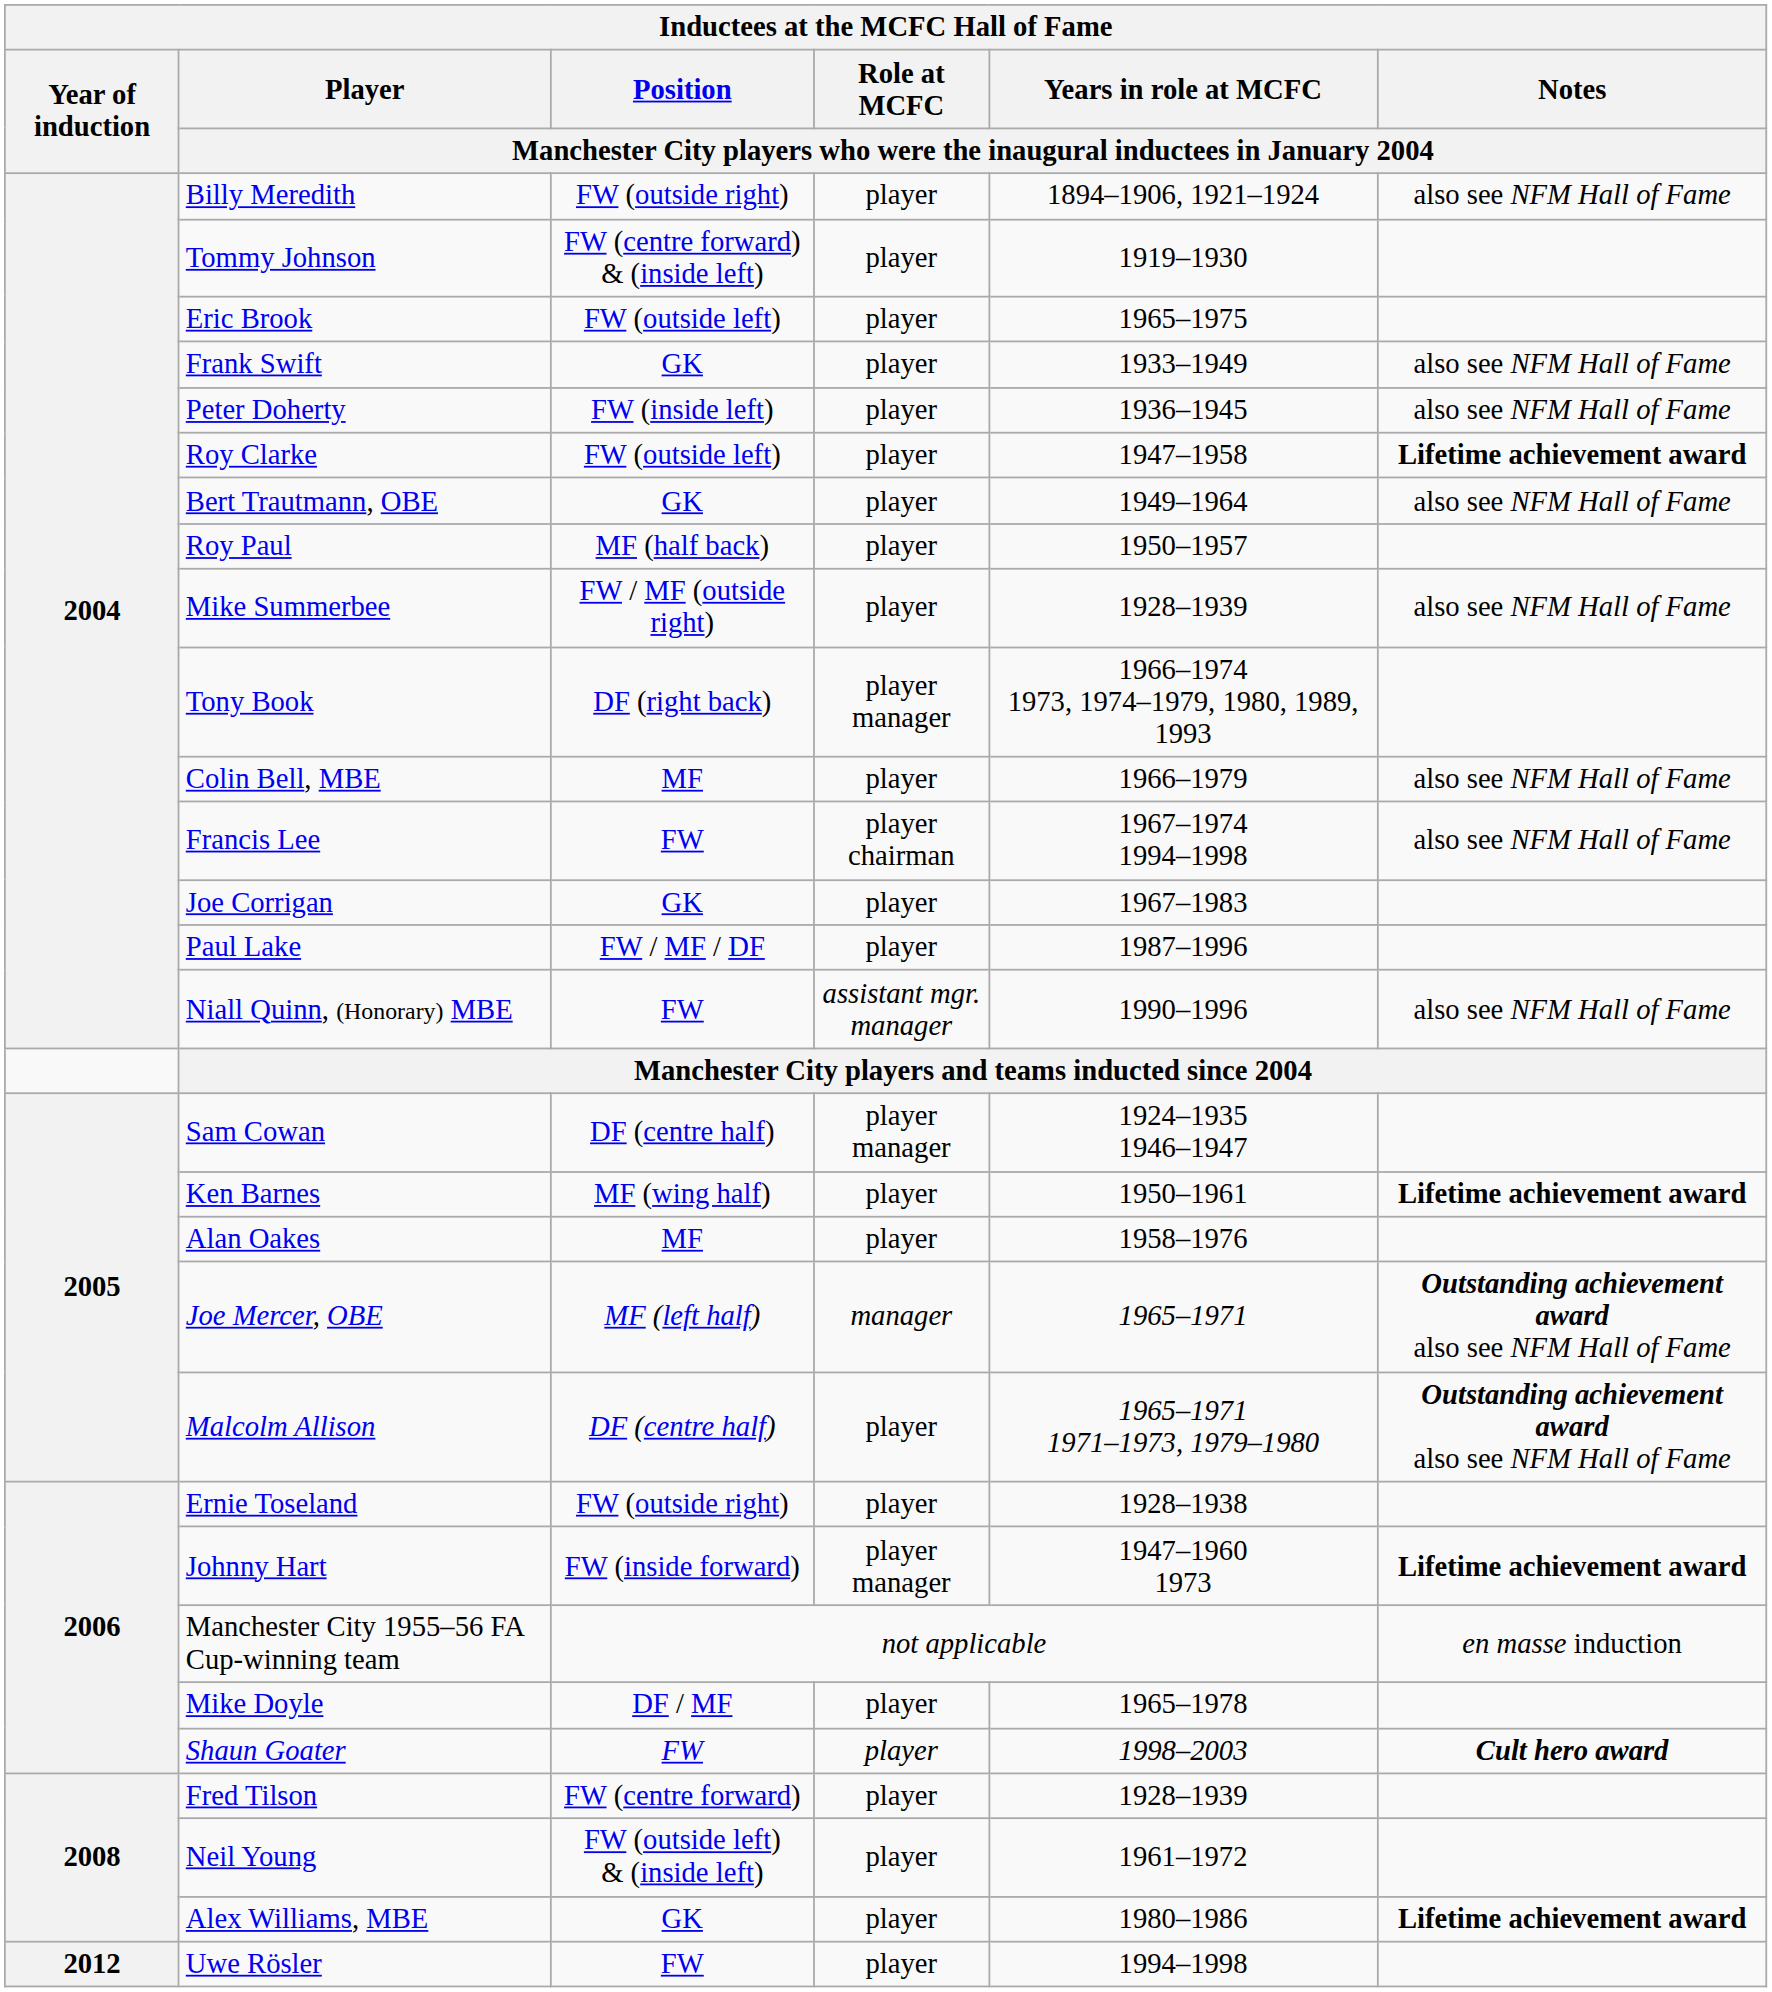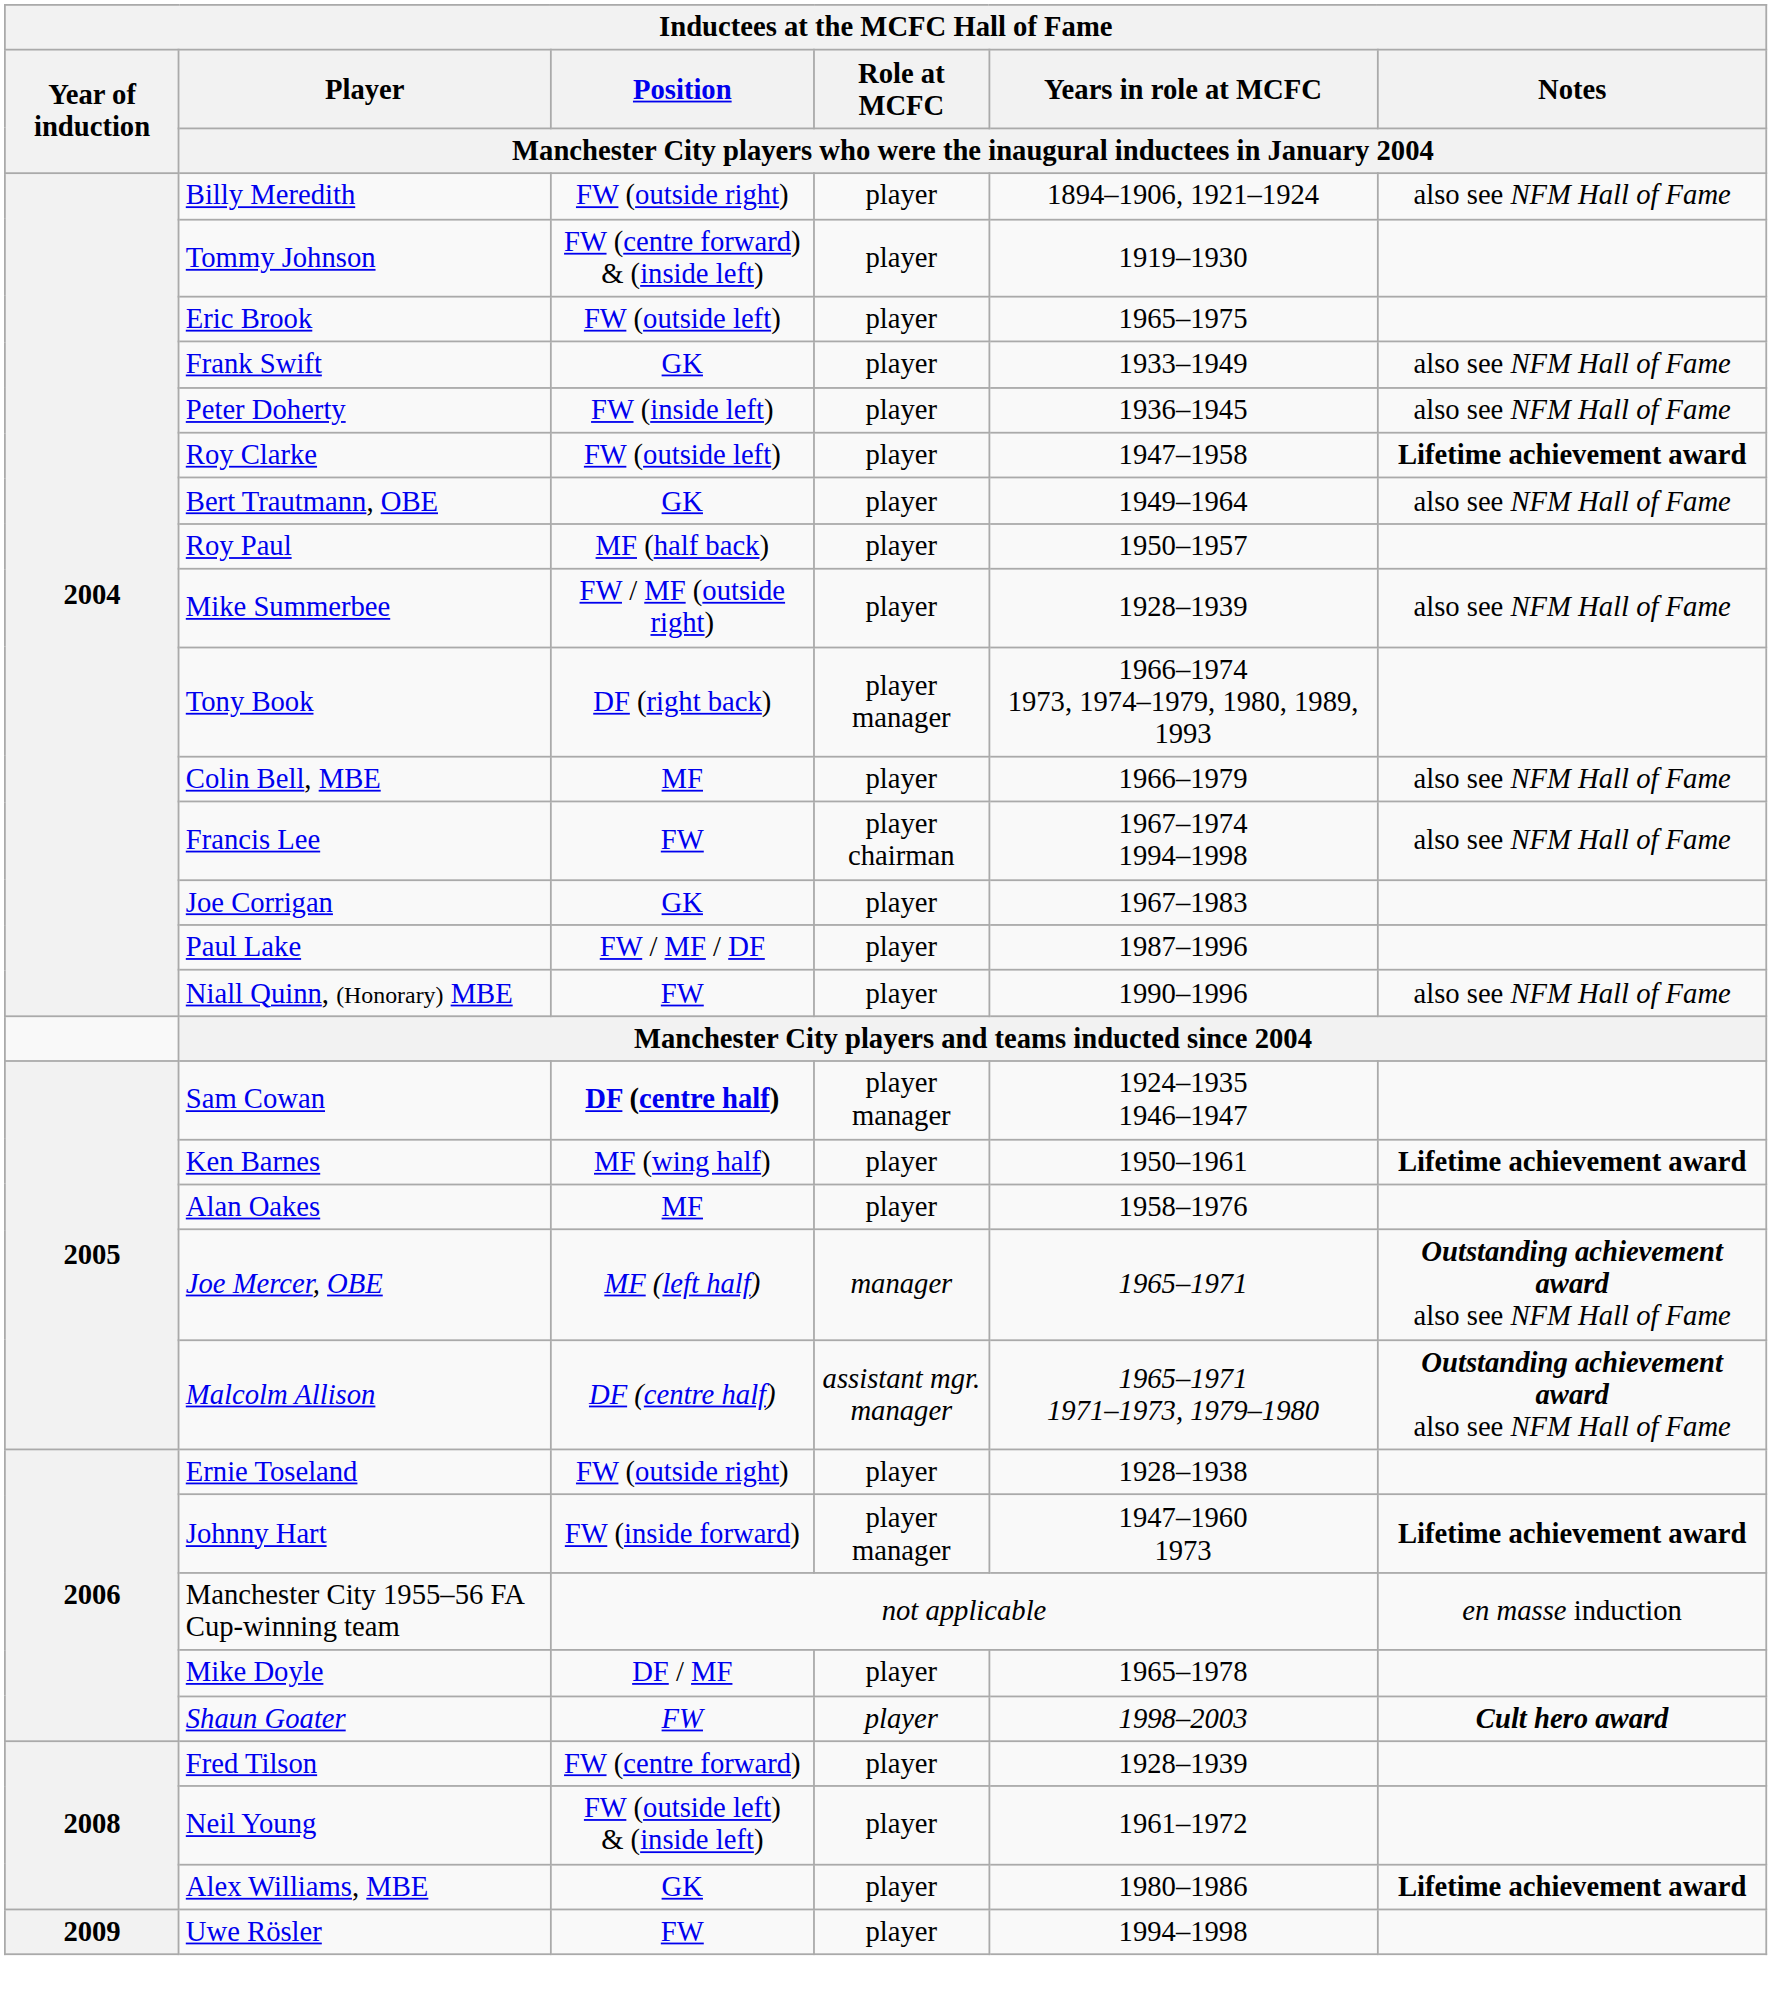(901, 1008) assistant mgr. manager -> (901, 992) player
(682, 1131) normal -> (682, 1099) bold
(901, 1426) player -> (901, 1394) assistant mgr. manager
(92, 1963) 2012 -> (92, 1931) 2009
